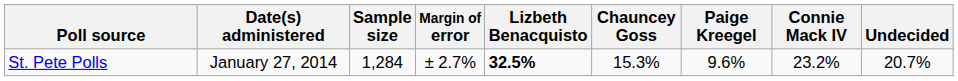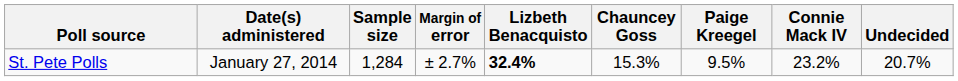(512, 62) 32.5% -> (512, 62) 32.4%
(726, 62) 9.6% -> (726, 62) 9.5%
